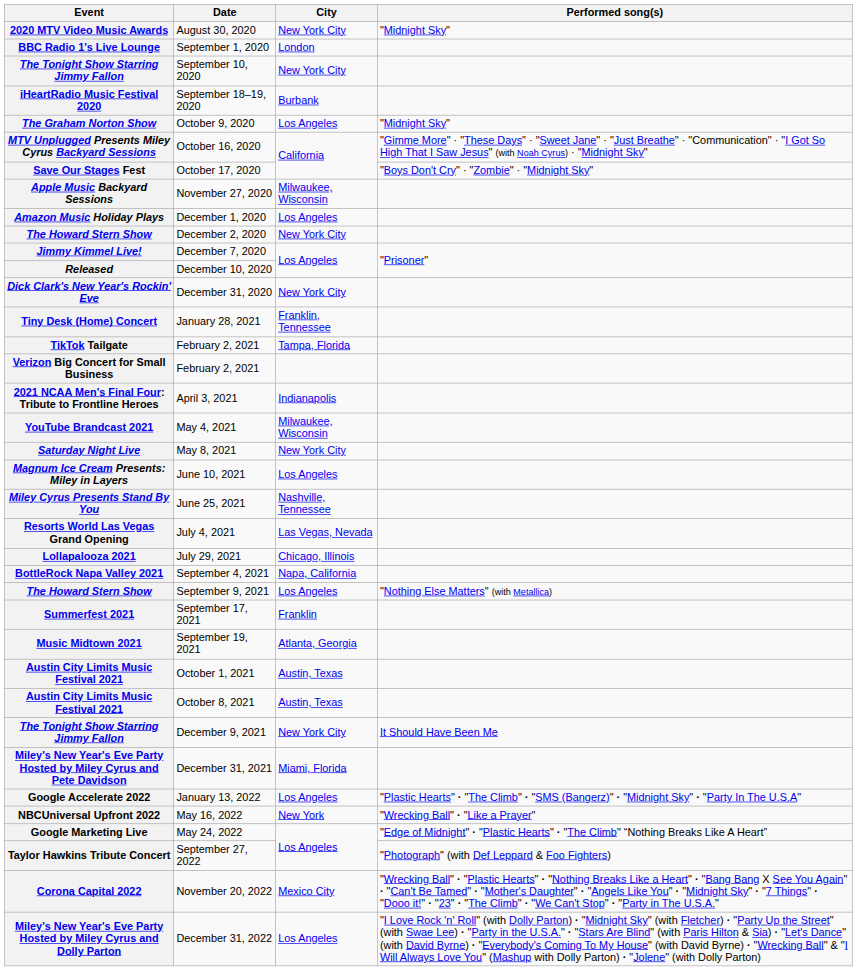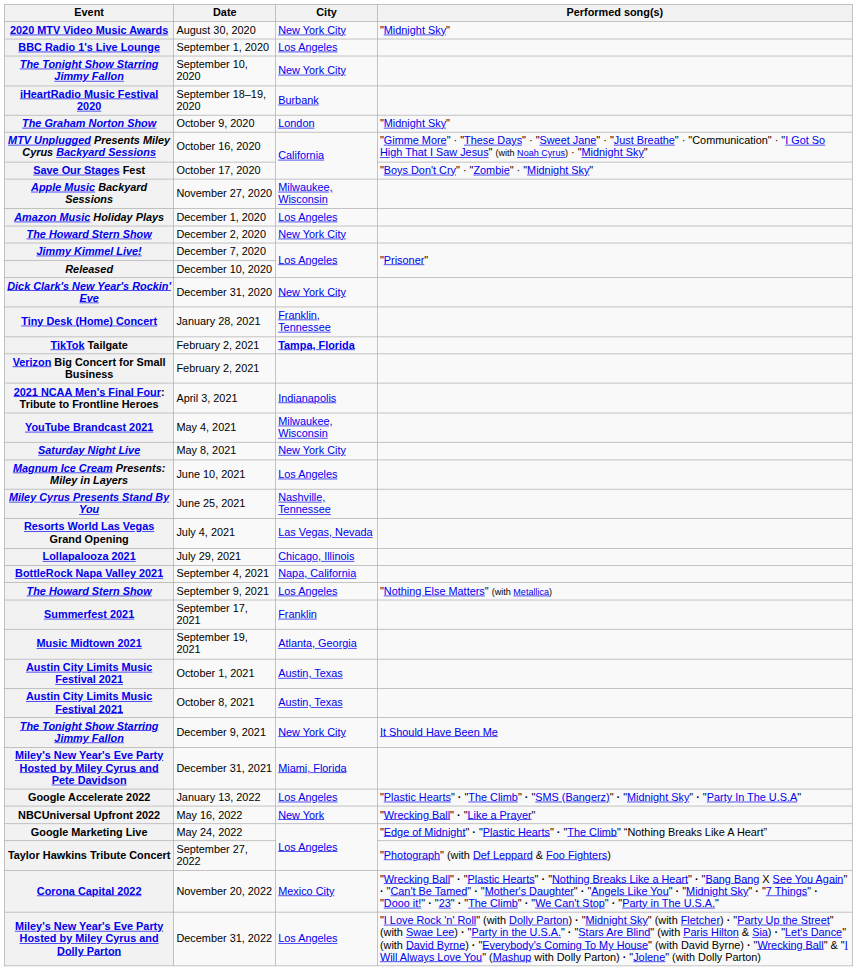(296, 47) London -> (308, 47) Los Angeles
(308, 123) Los Angeles -> (296, 123) London
(314, 345) normal -> (316, 345) bold
